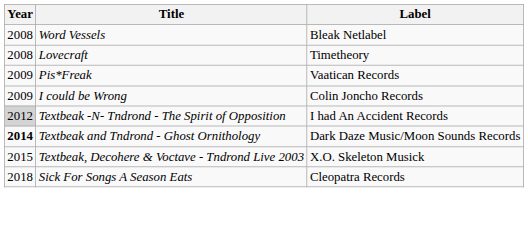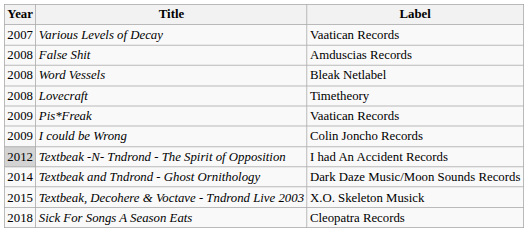+ row: (101, 34)
+ row: (65, 55)
(20, 136) bold -> (20, 177) normal
